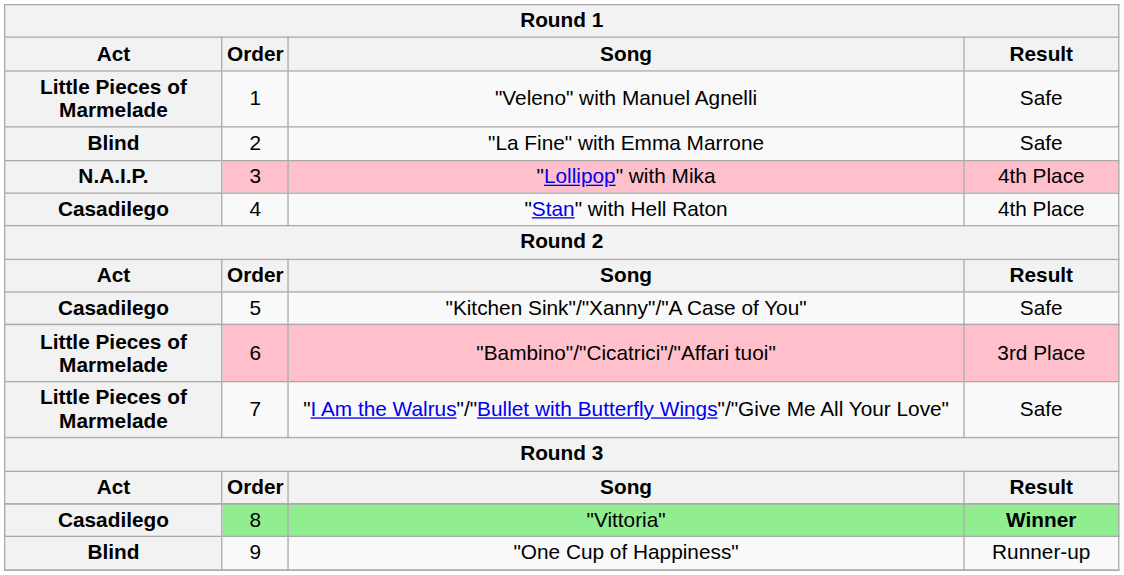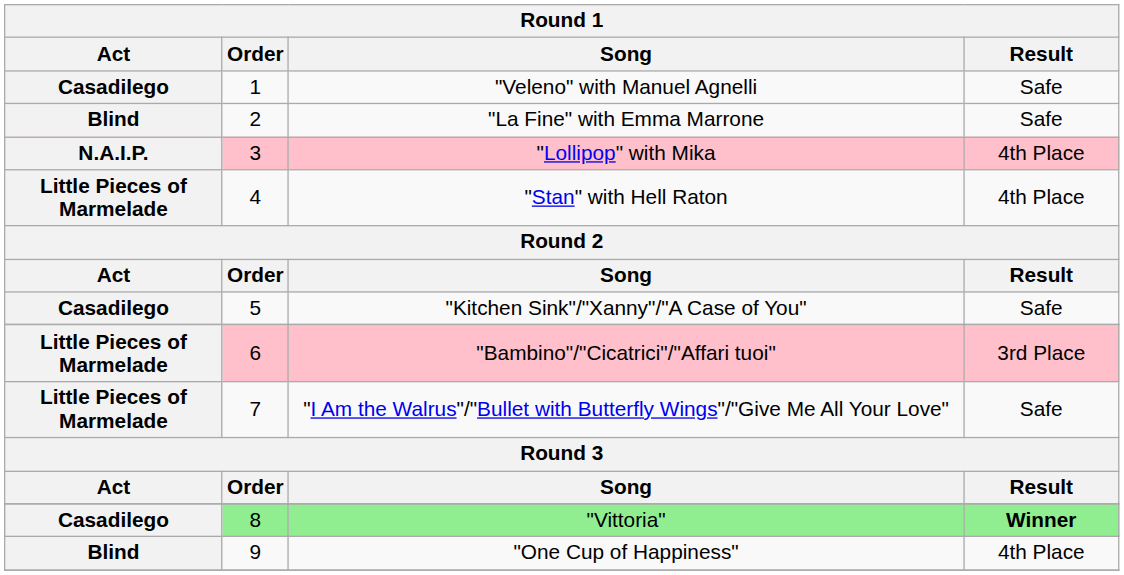(113, 98) Little Pieces of Marmelade -> (113, 86) Casadilego
(113, 209) Casadilego -> (113, 197) Little Pieces of Marmelade
(1041, 553) Runner-up -> (1041, 553) 4th Place
